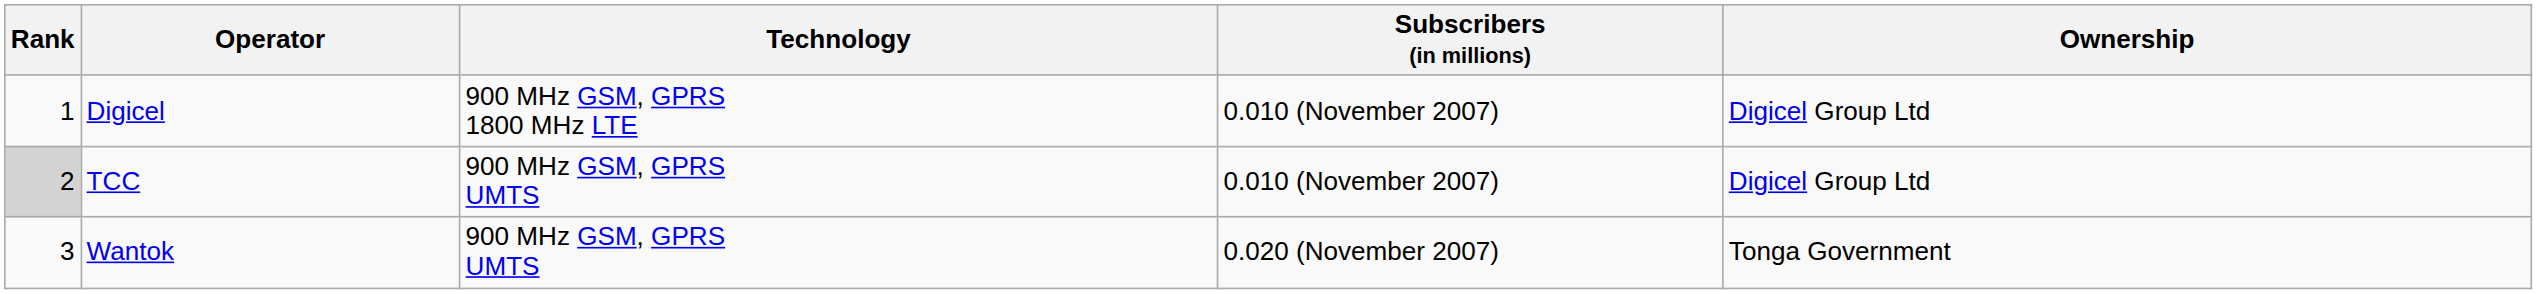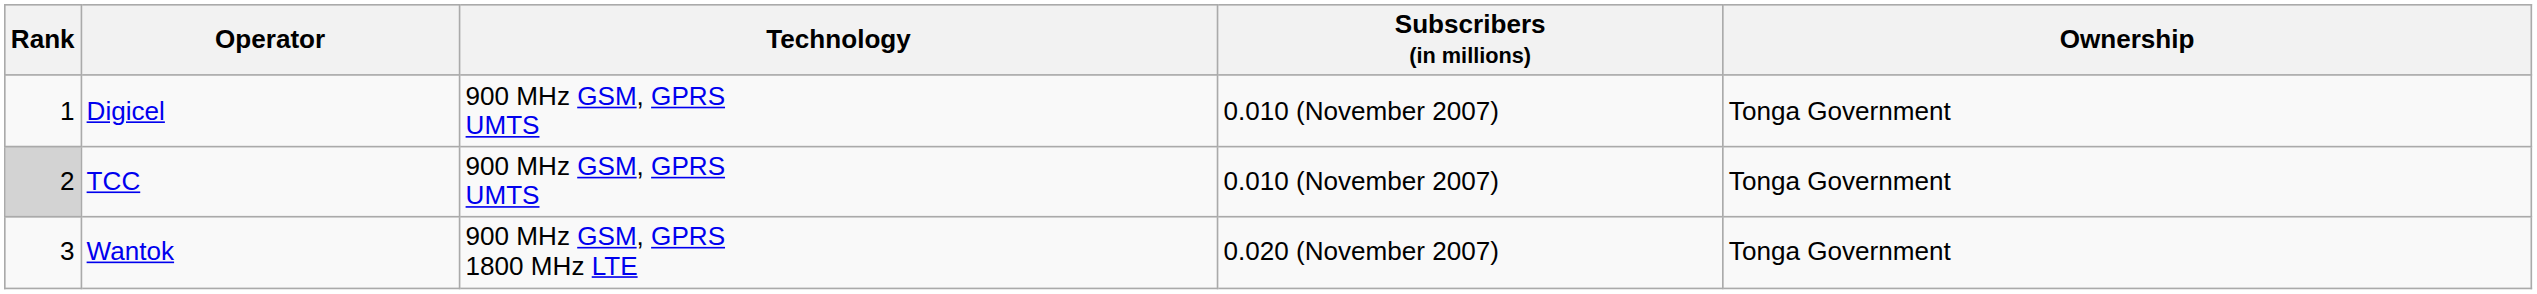(595, 110) 900 MHz GSM, GPRS 1800 MHz LTE -> (595, 110) 900 MHz GSM, GPRS UMTS
(1830, 110) Digicel Group Ltd -> (1840, 110) Tonga Government
(1830, 181) Digicel Group Ltd -> (1840, 181) Tonga Government
(595, 251) 900 MHz GSM, GPRS UMTS -> (595, 251) 900 MHz GSM, GPRS 1800 MHz LTE
